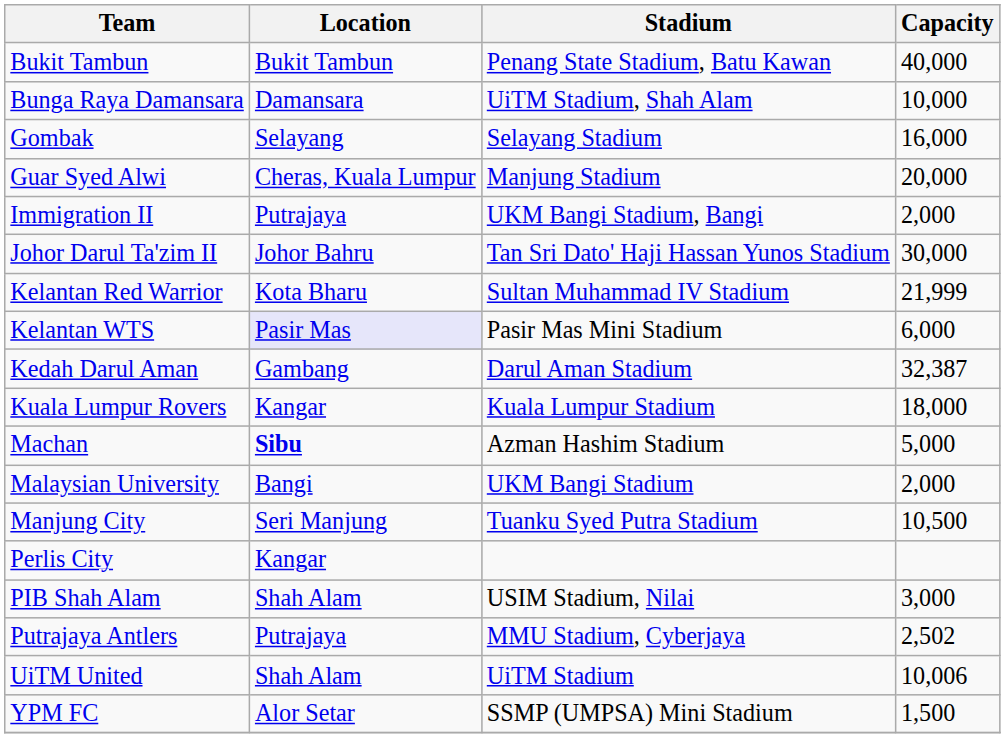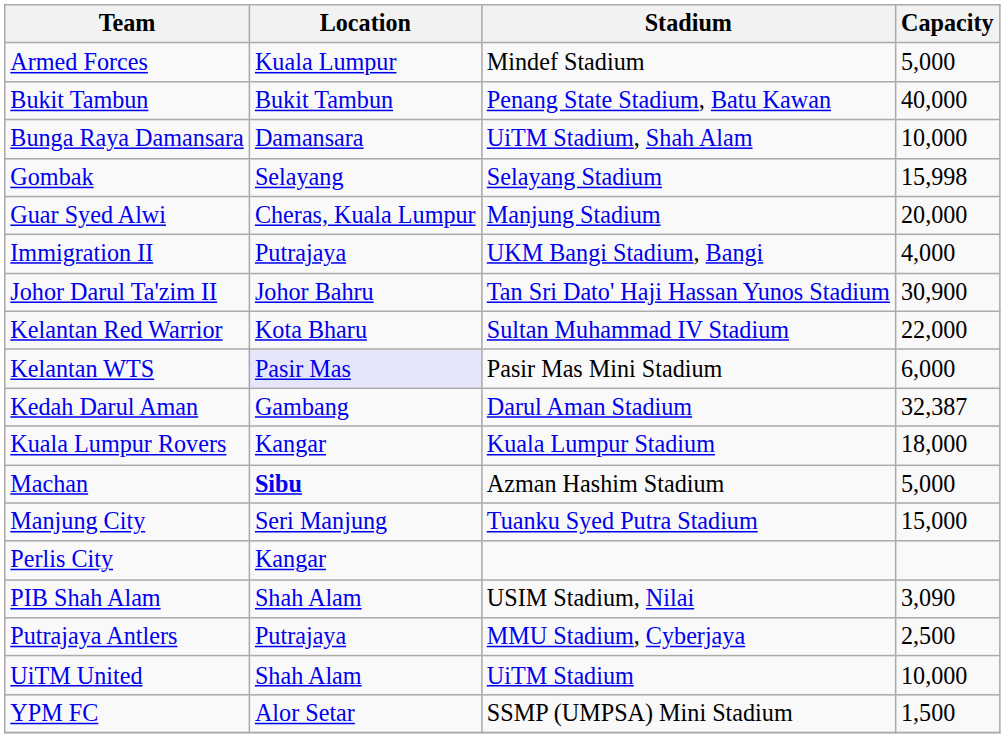+ row: (79, 61)
(934, 138) 16,000 -> (934, 176) 15,998
(928, 215) 2,000 -> (928, 253) 4,000
(934, 253) 30,000 -> (934, 291) 30,900
(934, 291) 21,999 -> (934, 330) 22,000
- row: (115, 483)
(934, 521) 10,500 -> (934, 521) 15,000
(928, 598) 3,000 -> (928, 598) 3,090
(928, 636) 2,502 -> (928, 636) 2,500
(934, 675) 10,006 -> (934, 675) 10,000
